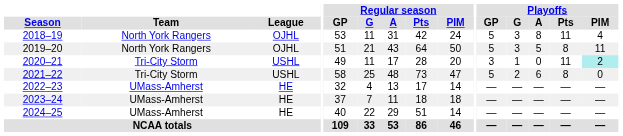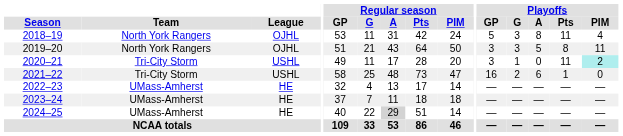(491, 48) 5 -> (491, 48) 3
(491, 74) 5 -> (491, 74) 16
(566, 74) 8 -> (566, 74) 1
(393, 112) no background -> (393, 112) lightgrey background
